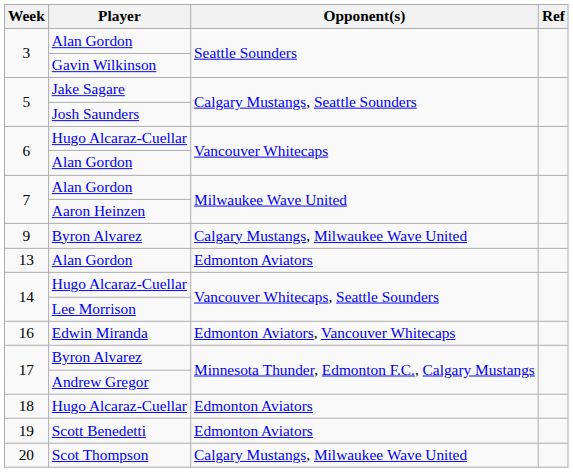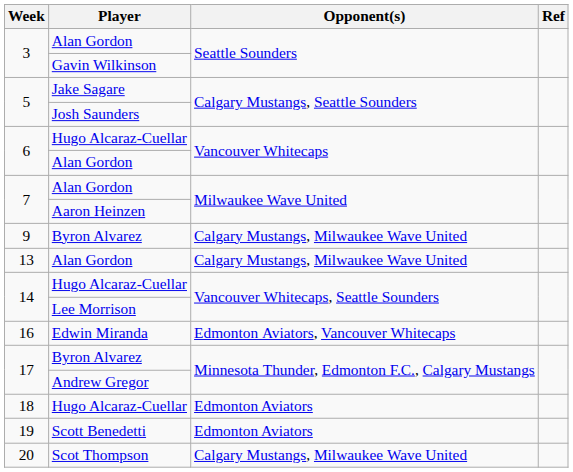(253, 260) Edmonton Aviators -> (331, 260) Calgary Mustangs, Milwaukee Wave United
